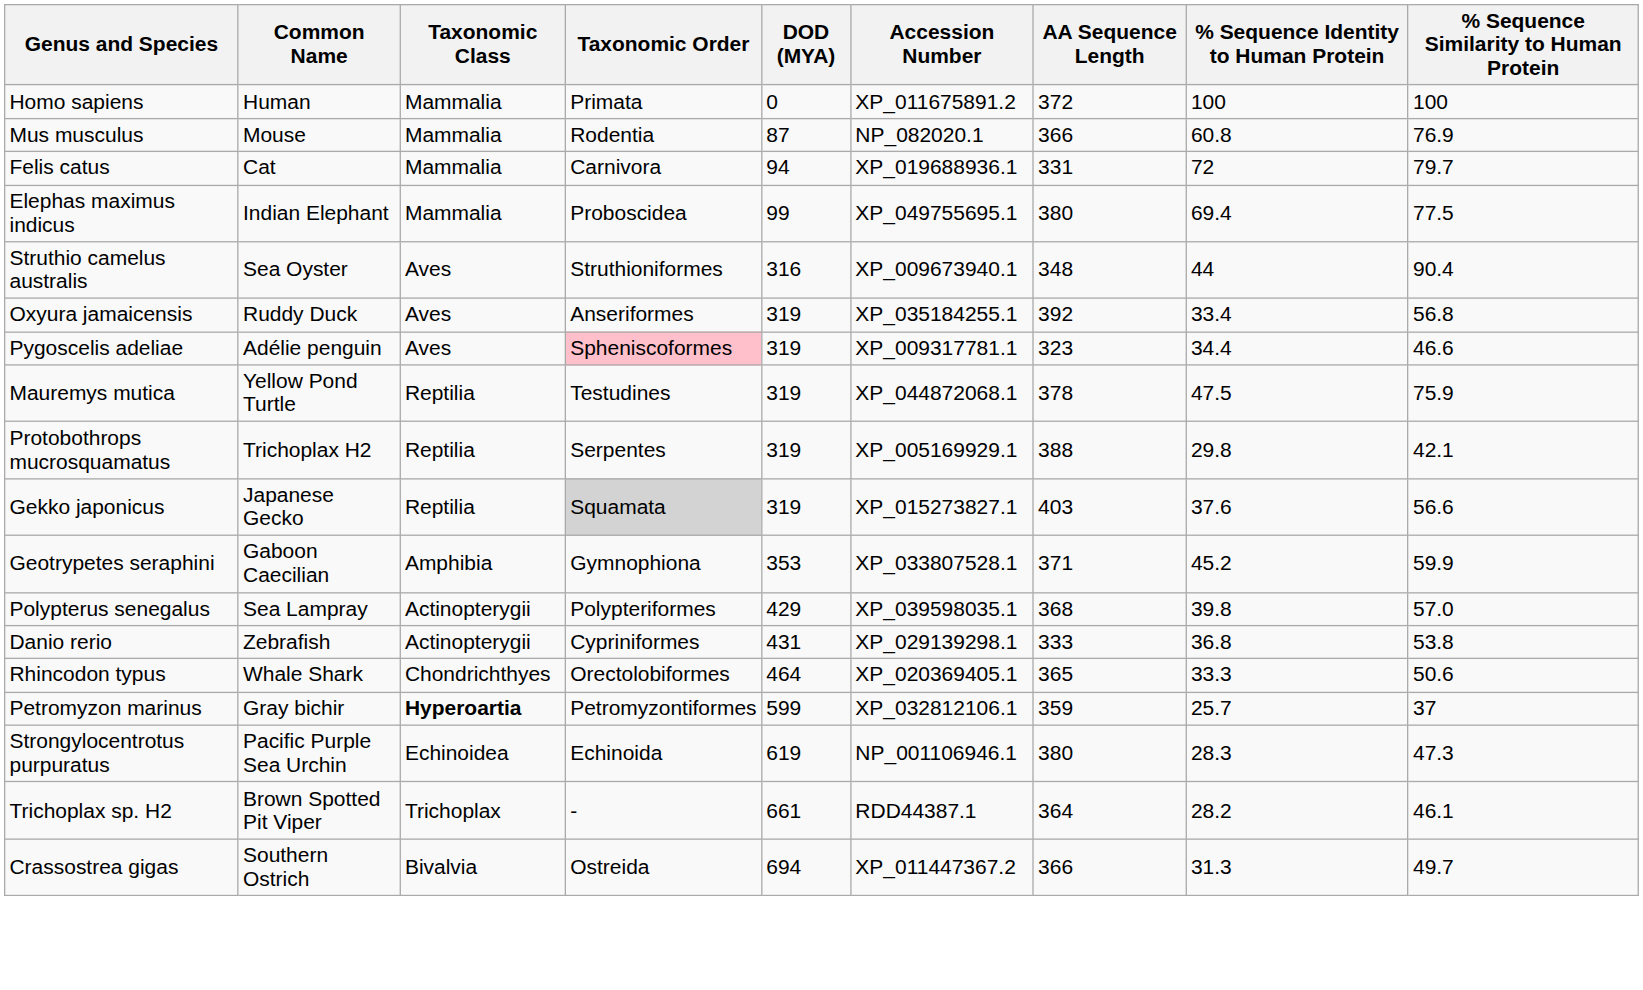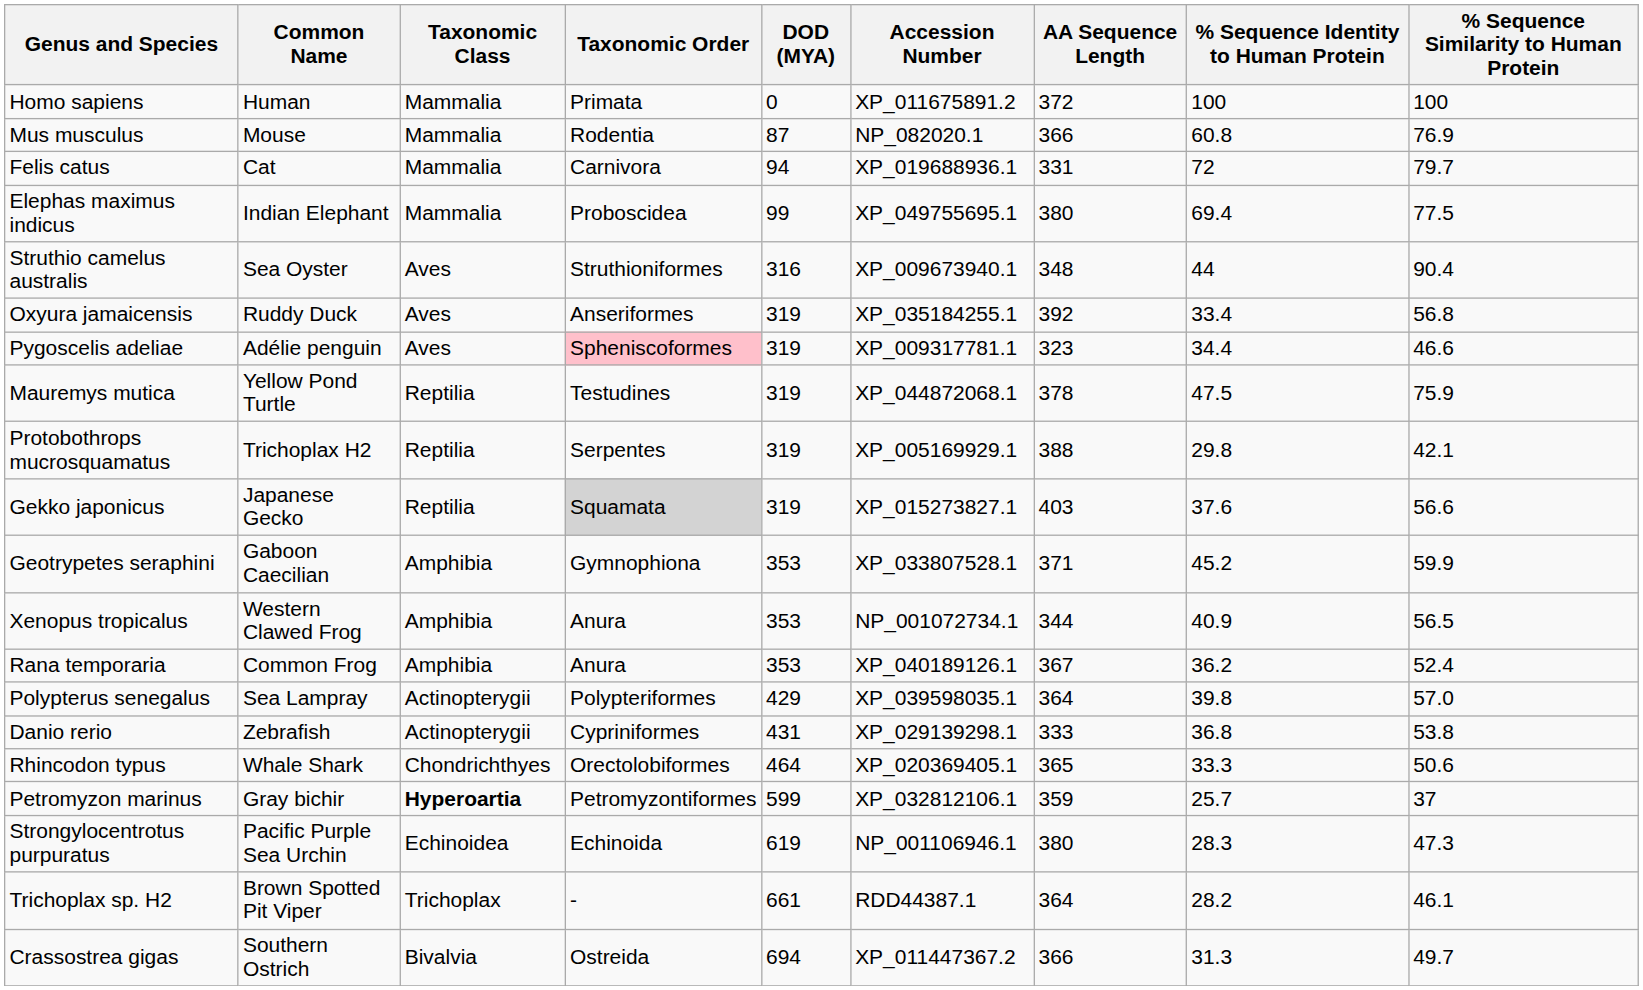+ row: (99, 620)
+ row: (88, 665)
(1056, 608) 368 -> (1056, 698) 364
